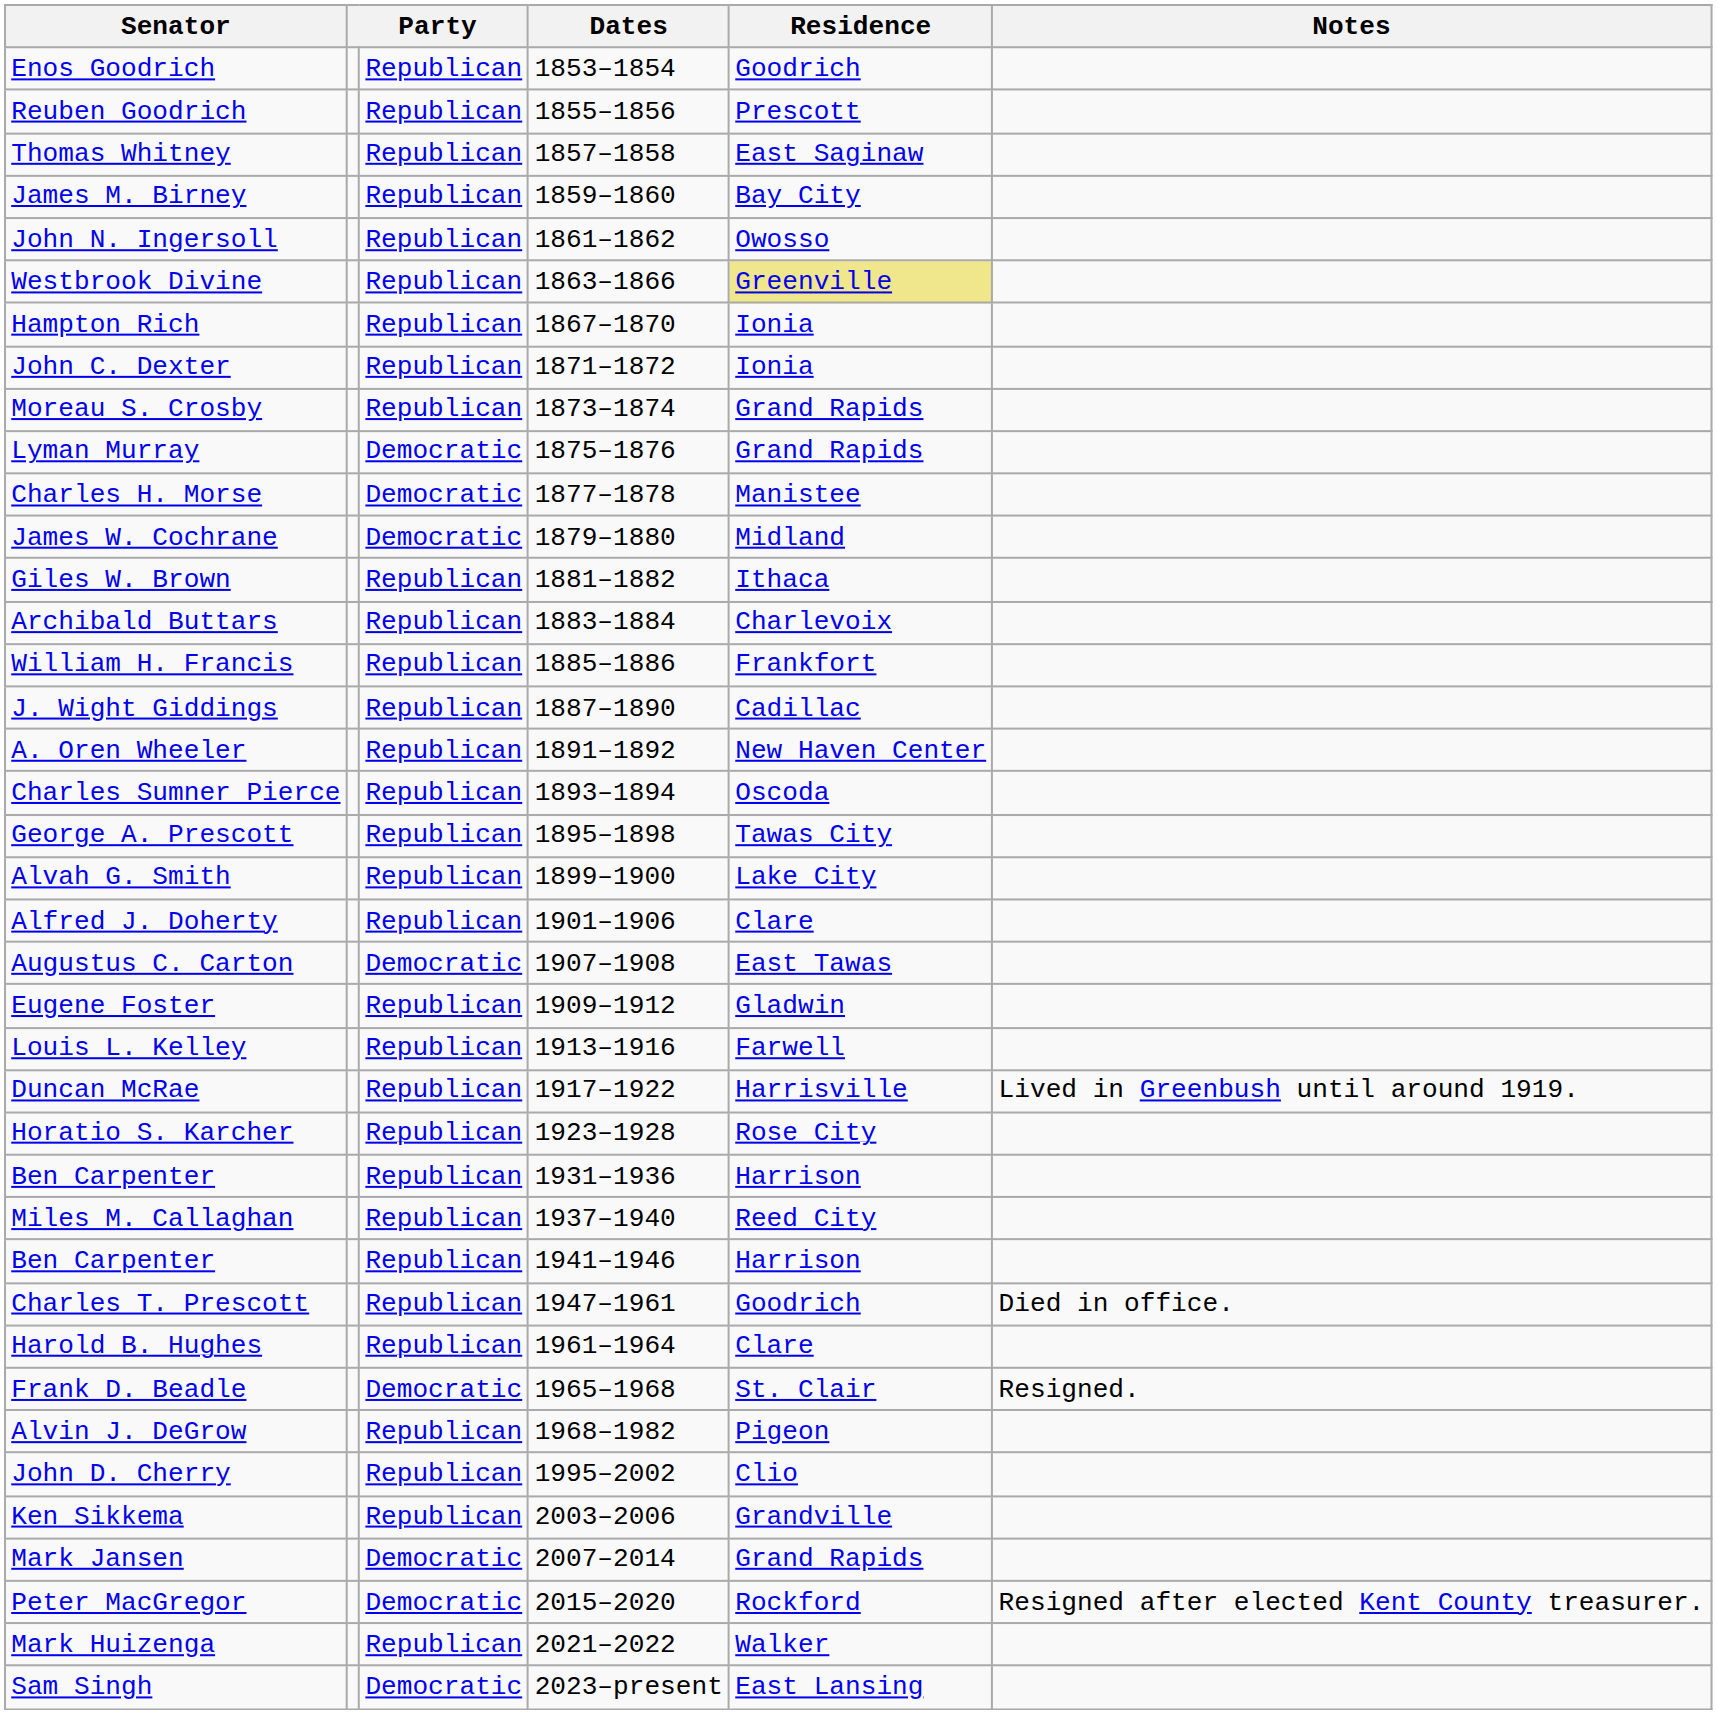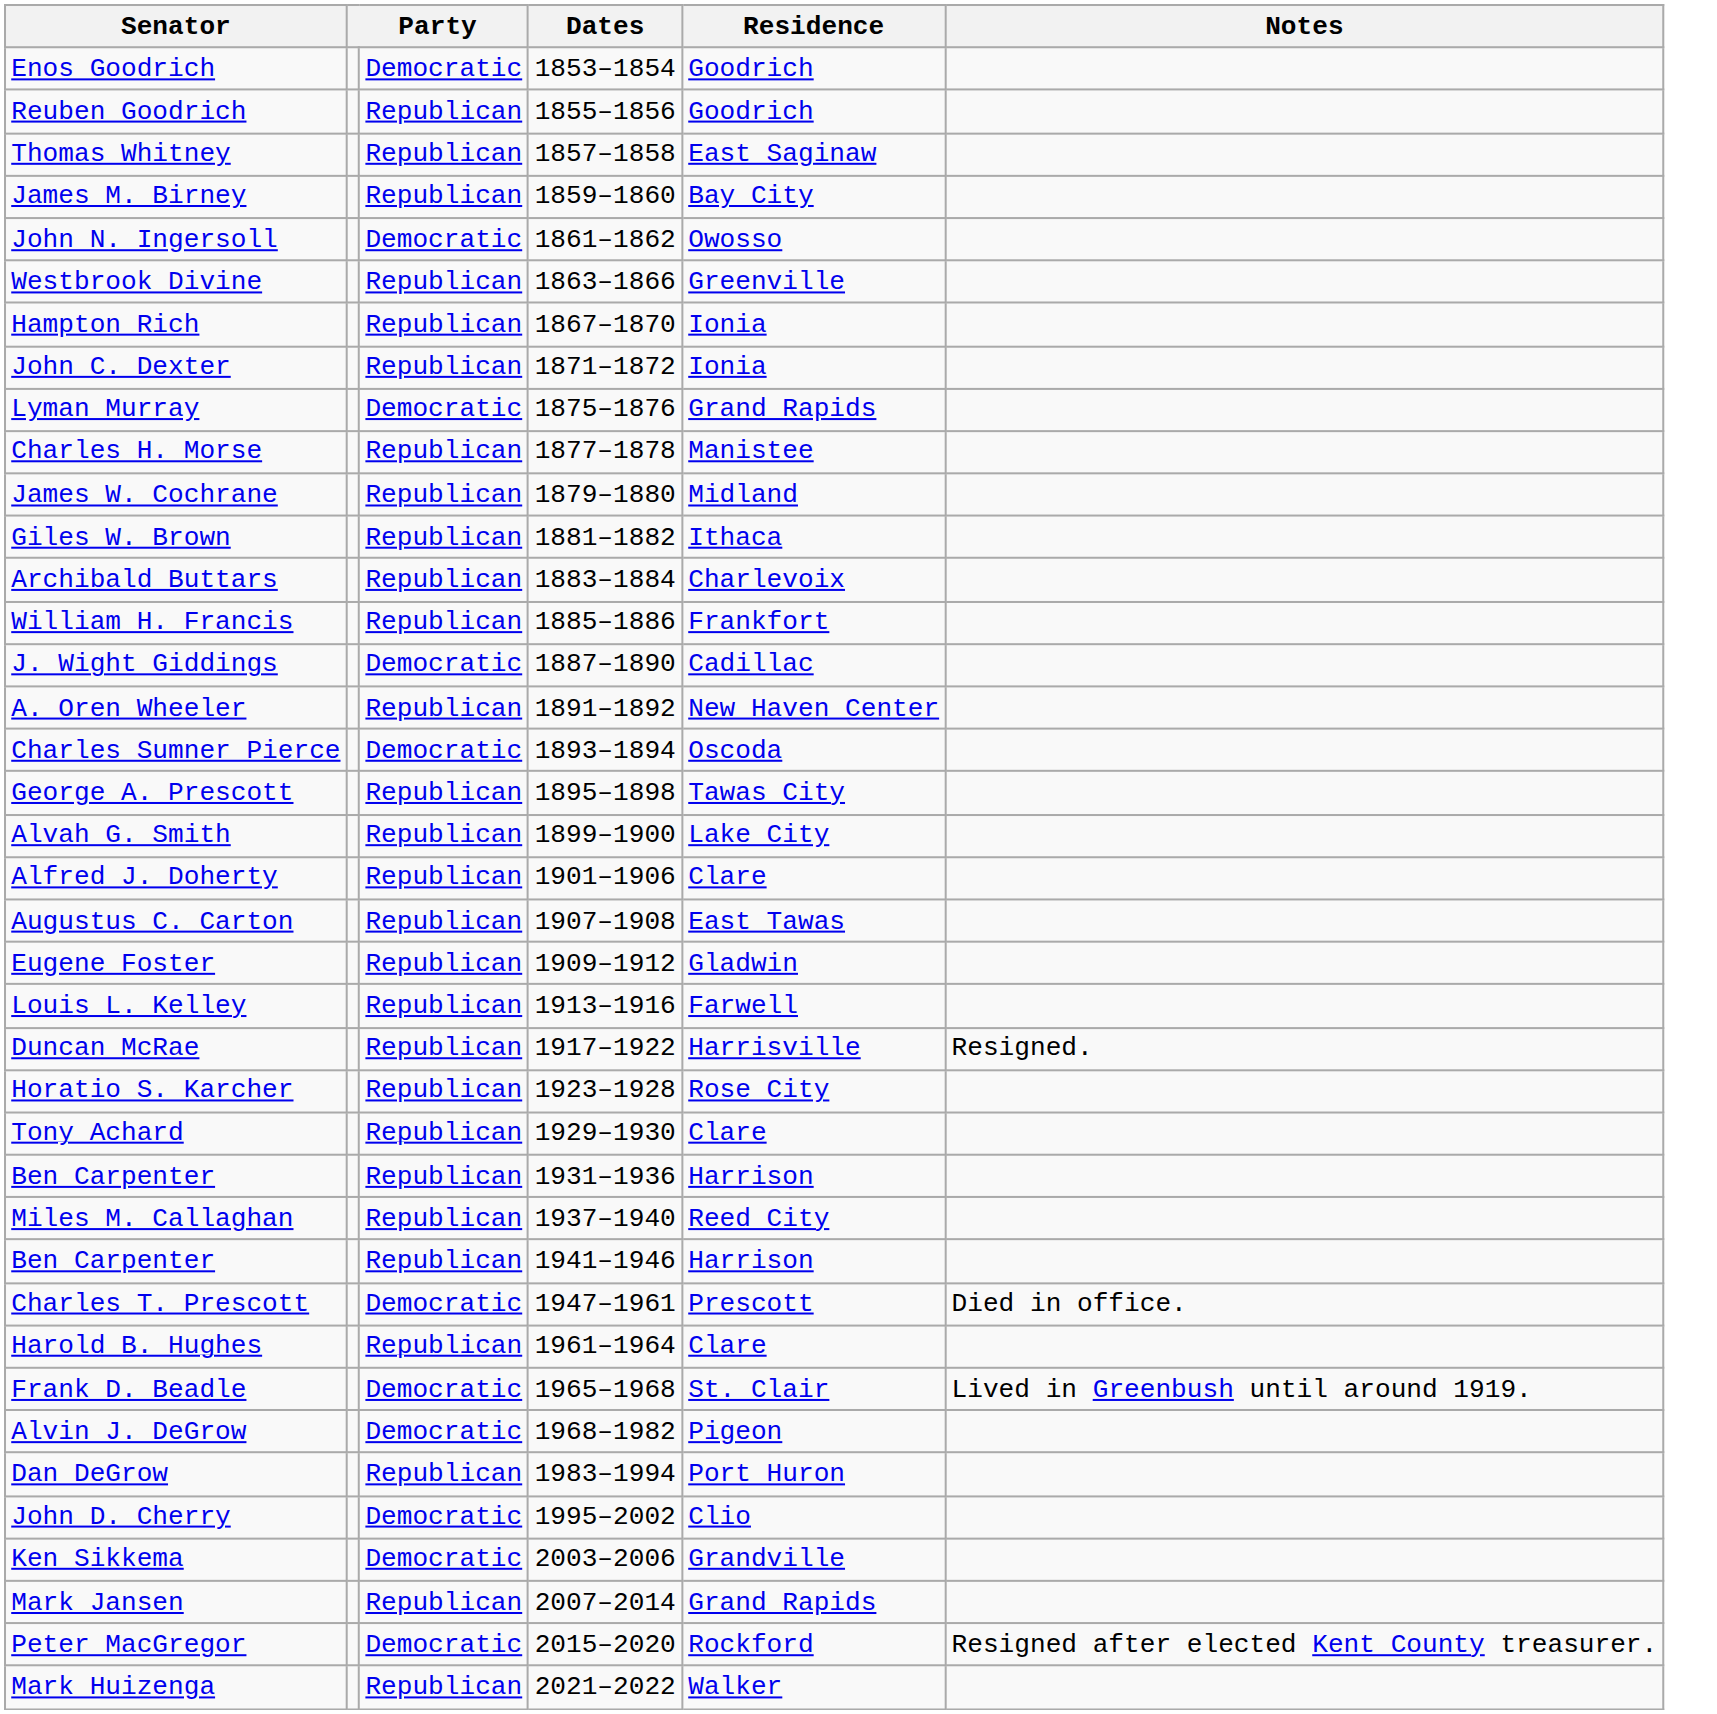(444, 69) Republican -> (444, 69) Democratic
(798, 111) Prescott -> (751, 111) Goodrich
(444, 239) Republican -> (444, 239) Democratic
(814, 282) khaki background -> (767, 282) no background
- row: (137, 410)
(444, 495) Democratic -> (444, 452) Republican
(444, 537) Democratic -> (444, 495) Republican
(444, 708) Republican -> (444, 665) Democratic
(444, 793) Republican -> (444, 750) Democratic
(444, 963) Democratic -> (444, 921) Republican
(1289, 1091) Lived in Greenbush until around 1919. -> (1022, 1048) Resigned.
+ row: (97, 1134)
(444, 1304) Republican -> (444, 1304) Democratic
(798, 1304) Goodrich -> (751, 1304) Prescott
(1069, 1389) Resigned. -> (1242, 1389) Lived in Greenbush until around 1919.
(444, 1432) Republican -> (444, 1432) Democratic
+ row: (90, 1474)
(444, 1474) Republican -> (444, 1517) Democratic
(444, 1517) Republican -> (444, 1559) Democratic
(444, 1559) Democratic -> (444, 1602) Republican
- row: (82, 1687)
